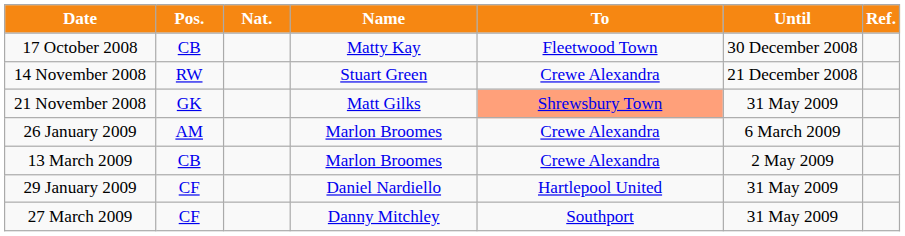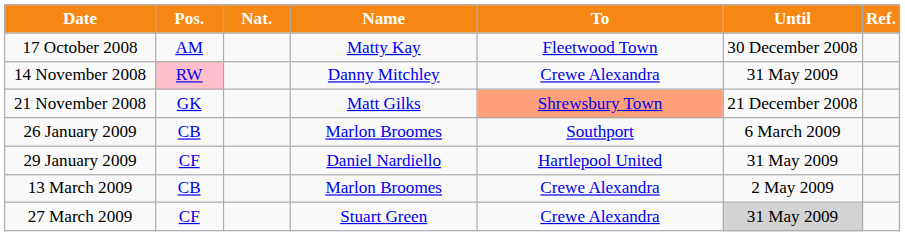(189, 47) CB -> (189, 47) AM
(189, 75) no background -> (189, 75) pink background
(384, 75) Stuart Green -> (384, 75) Danny Mitchley
(793, 75) 21 December 2008 -> (793, 75) 31 May 2009
(793, 103) 31 May 2009 -> (793, 103) 21 December 2008
(189, 132) AM -> (189, 132) CB
(600, 132) Crewe Alexandra -> (600, 132) Southport
rows swapped: (80, 188) <-> (80, 160)
(384, 216) Danny Mitchley -> (384, 216) Stuart Green
(600, 216) Southport -> (600, 216) Crewe Alexandra
(793, 216) no background -> (793, 216) lightgrey background
